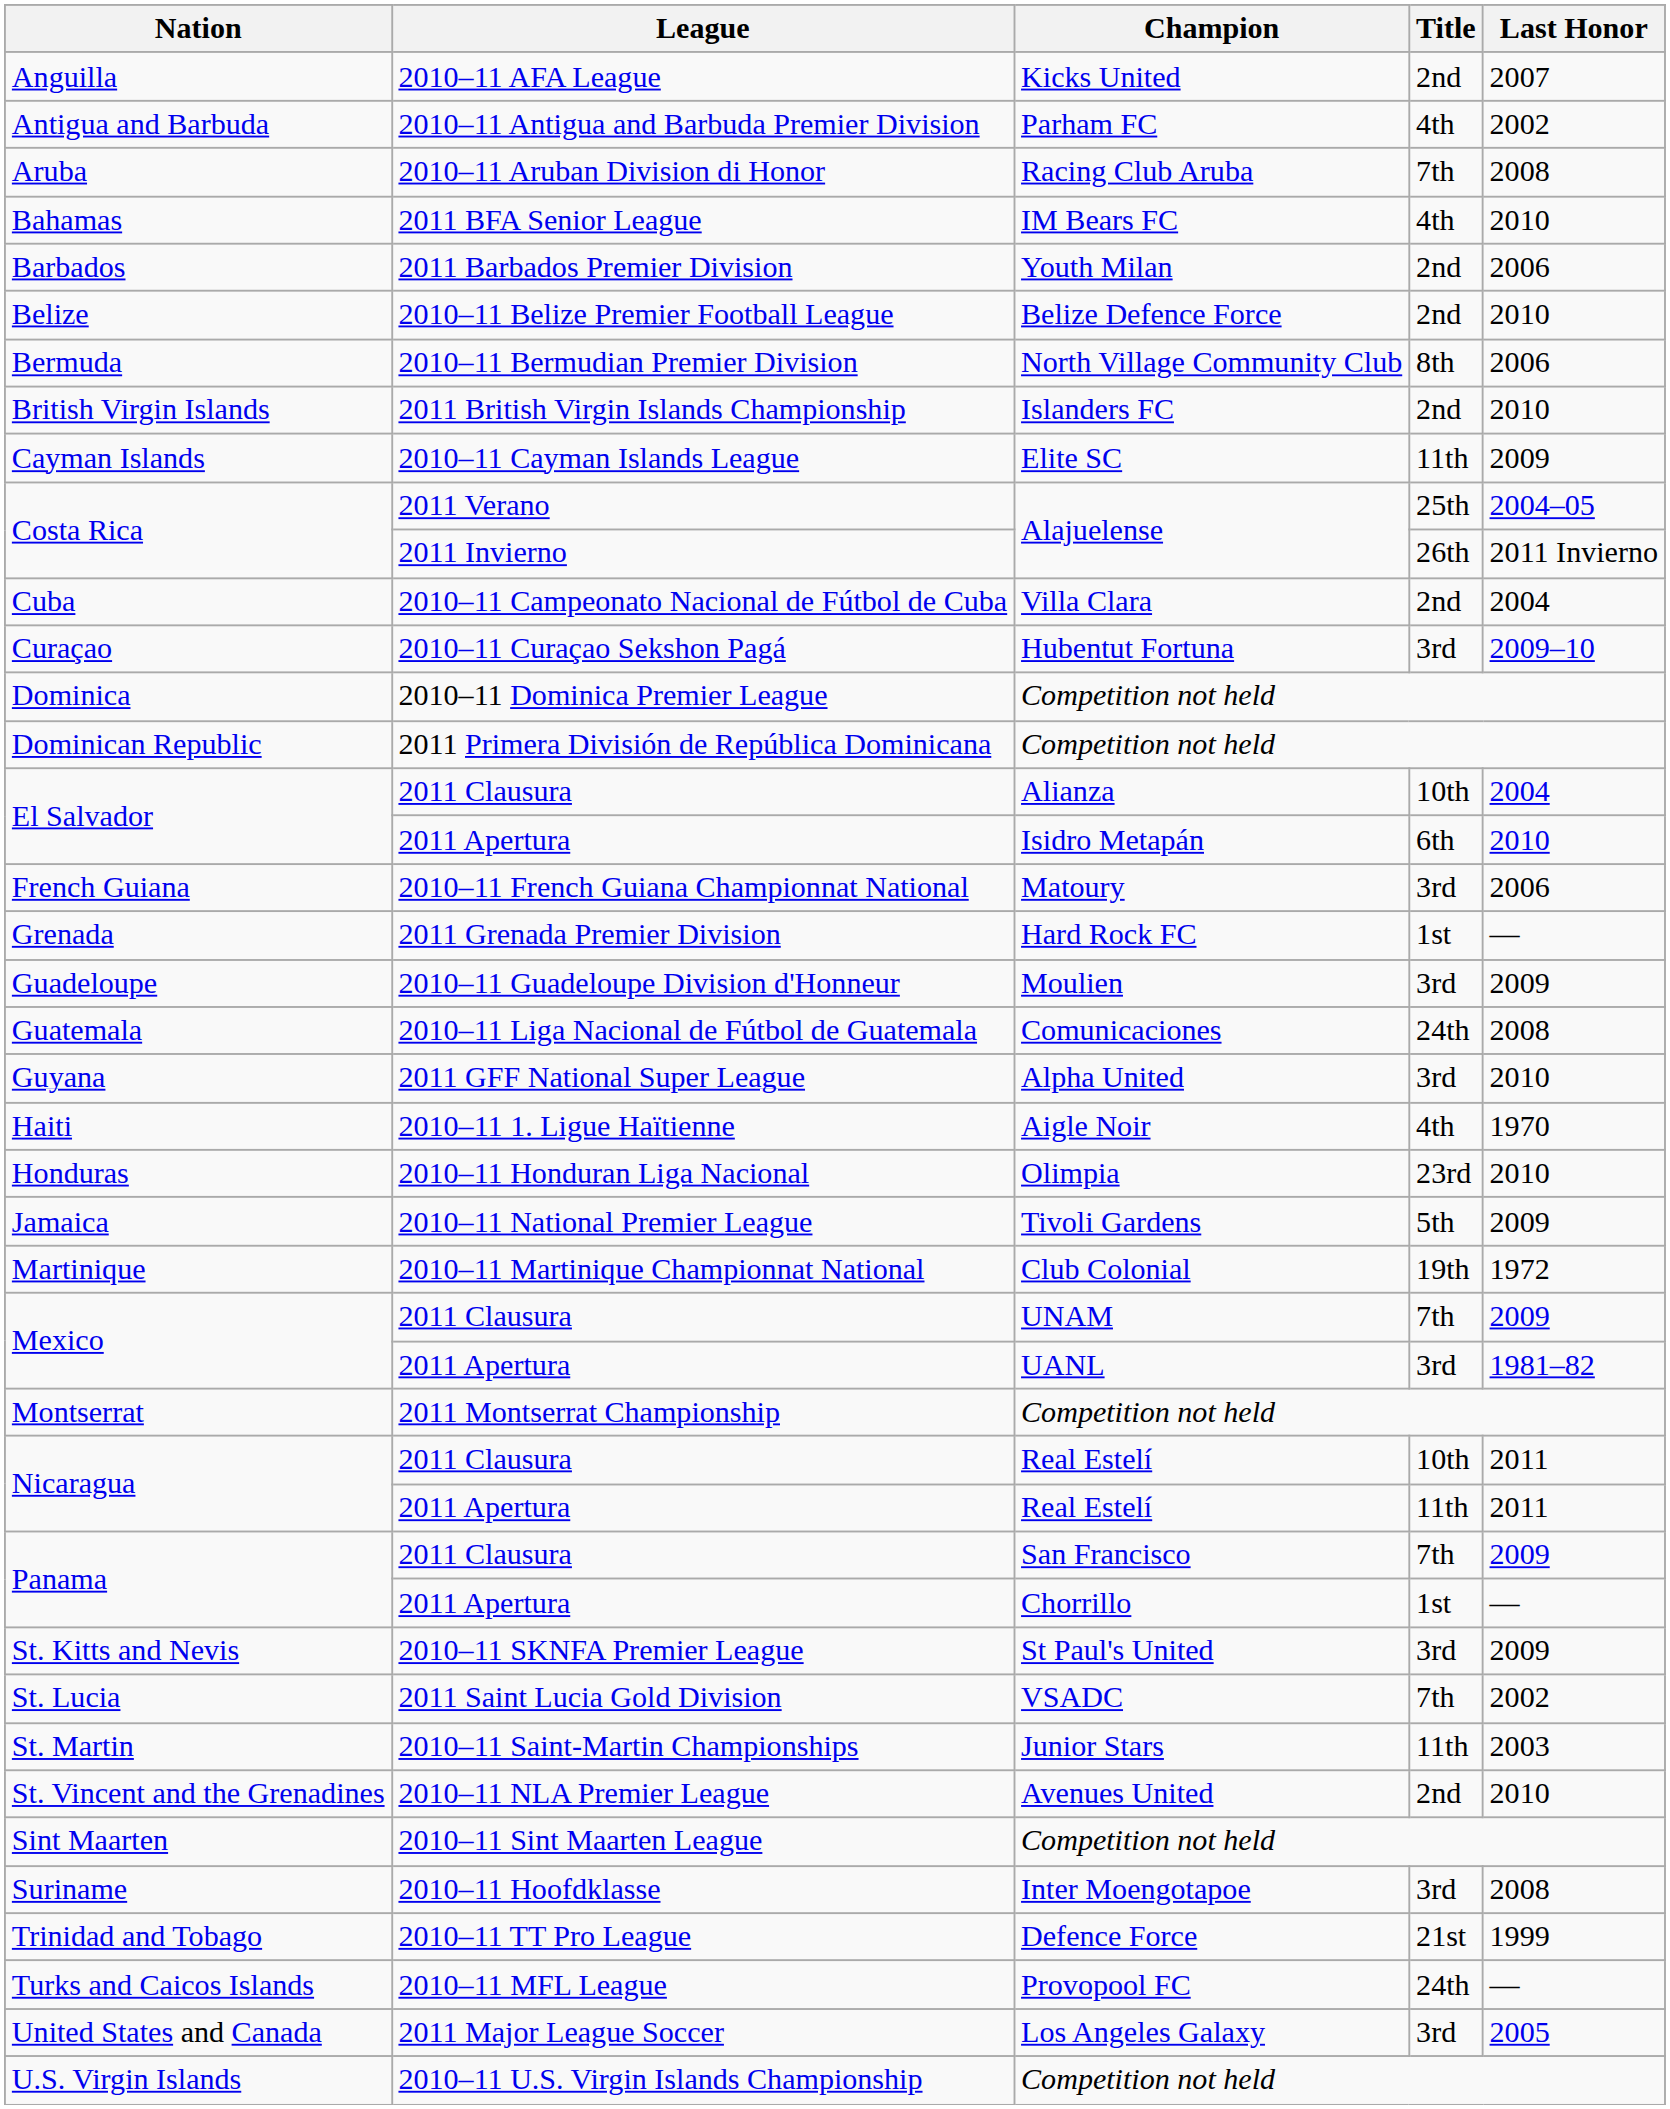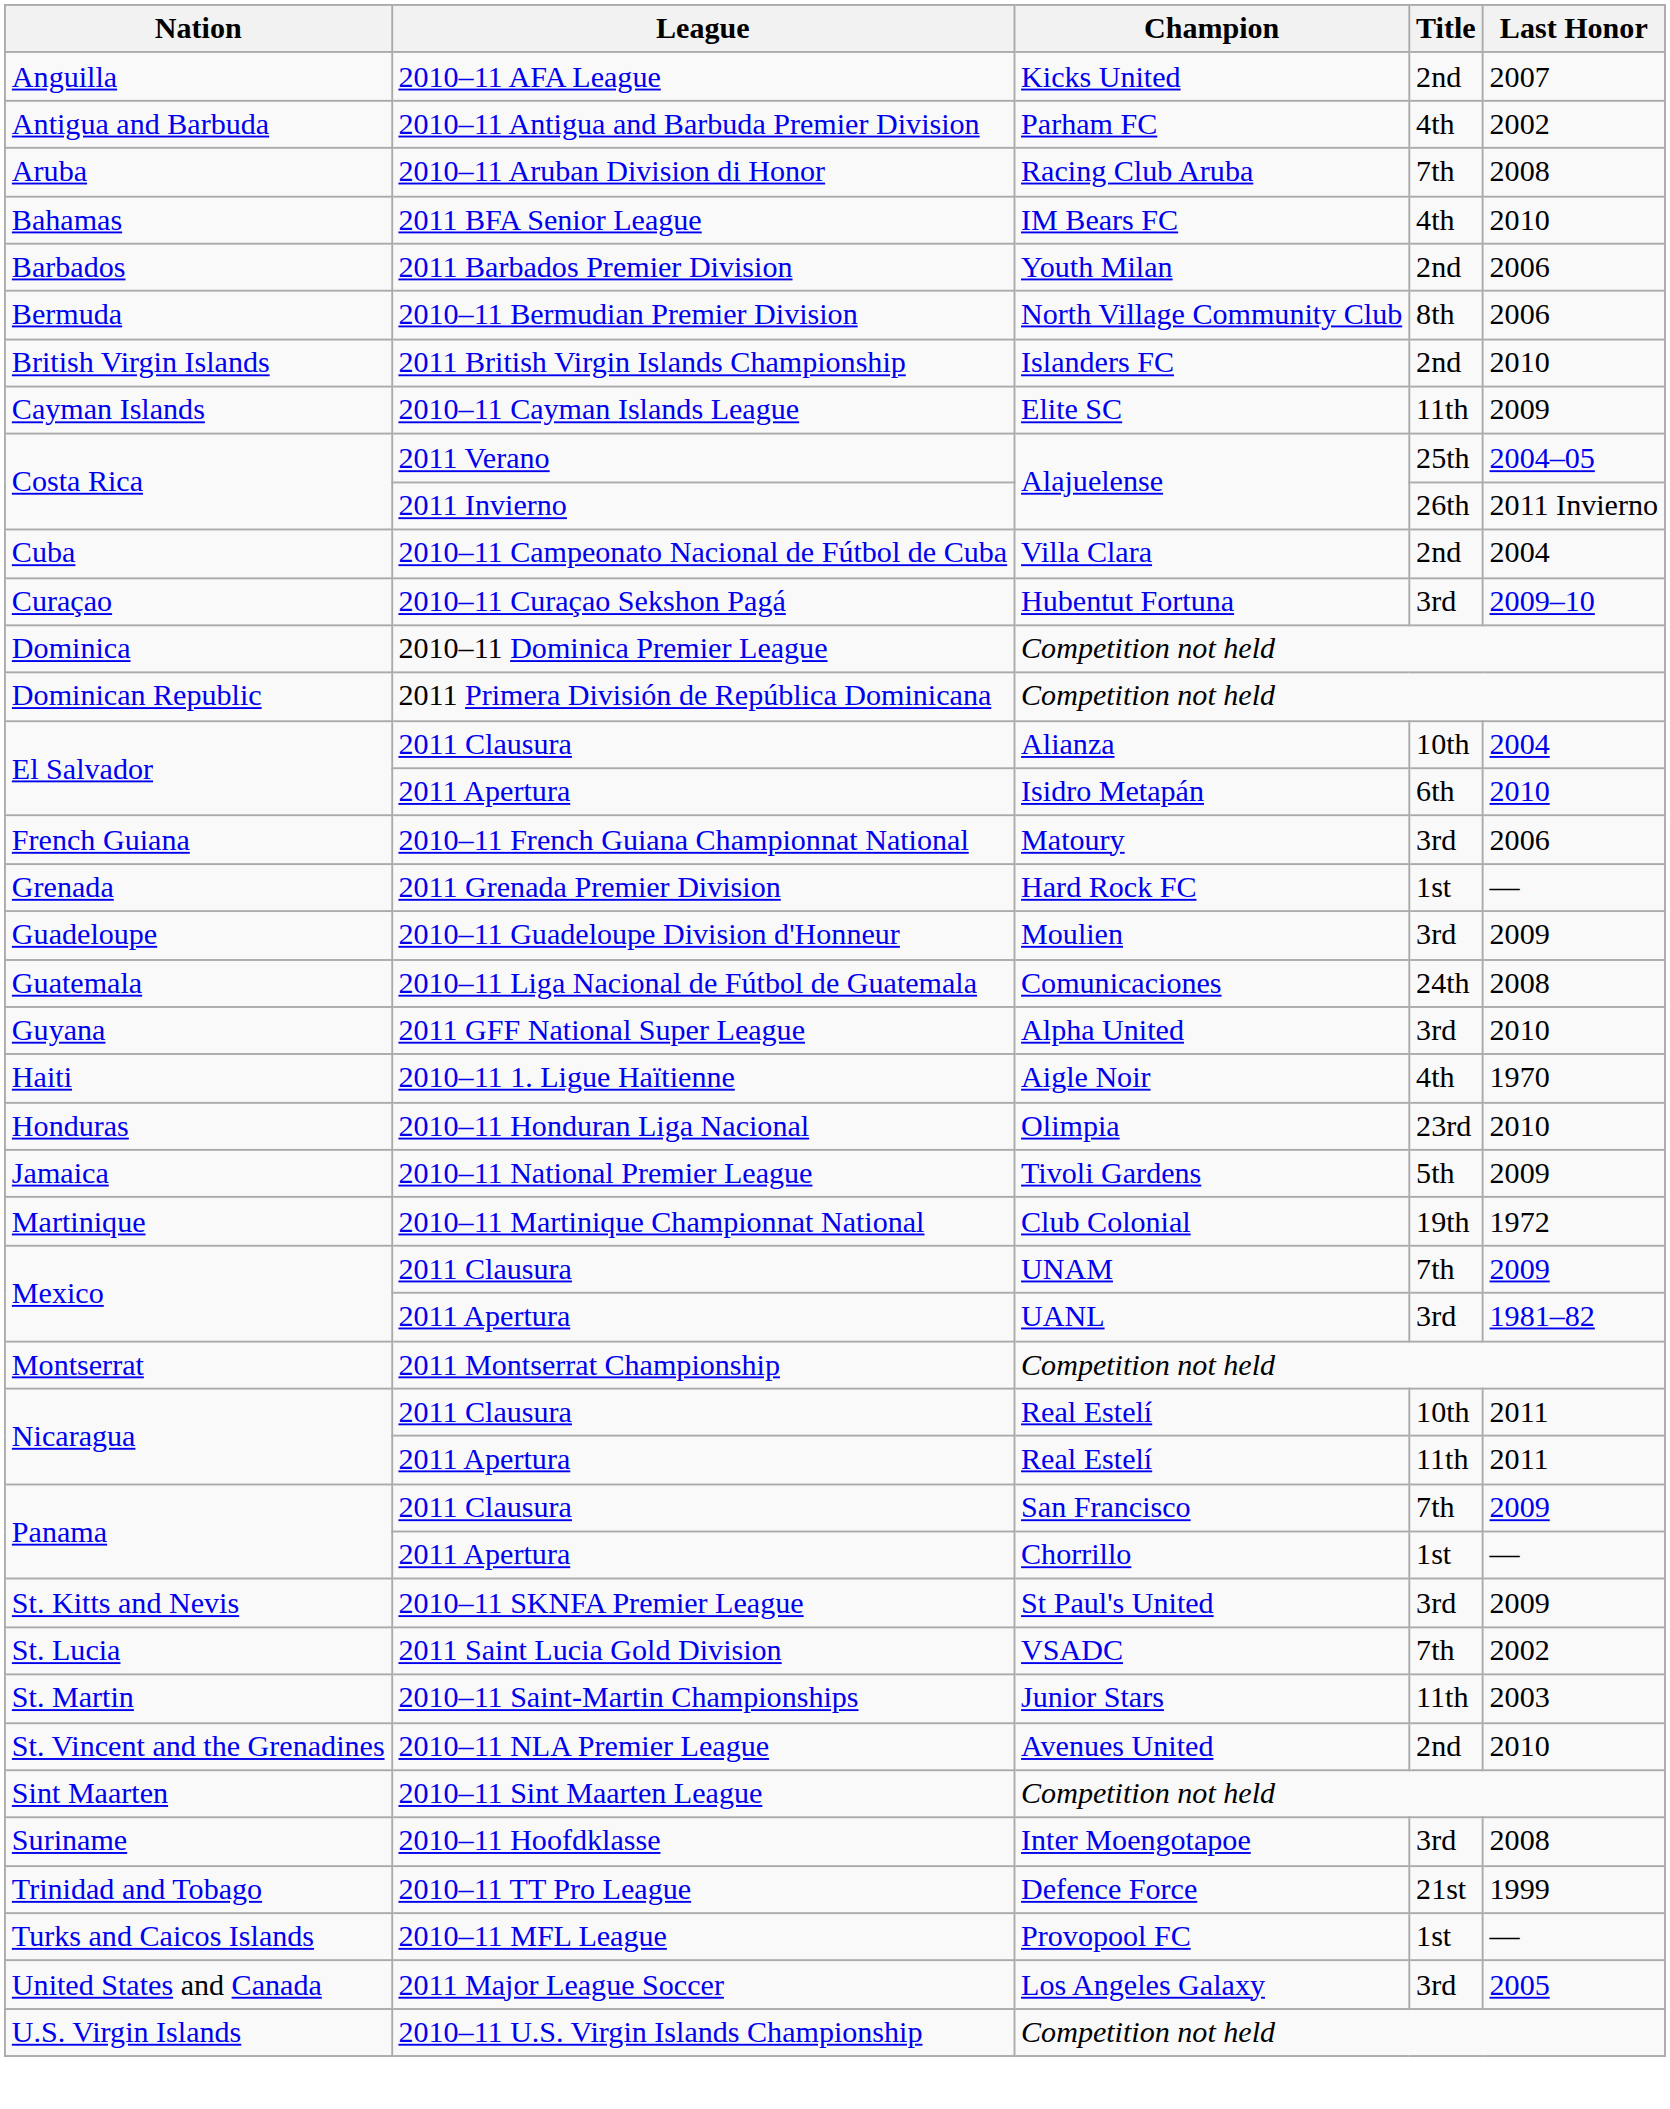- row: (50, 314)
(1443, 1984) 24th -> (1434, 1936) 1st
